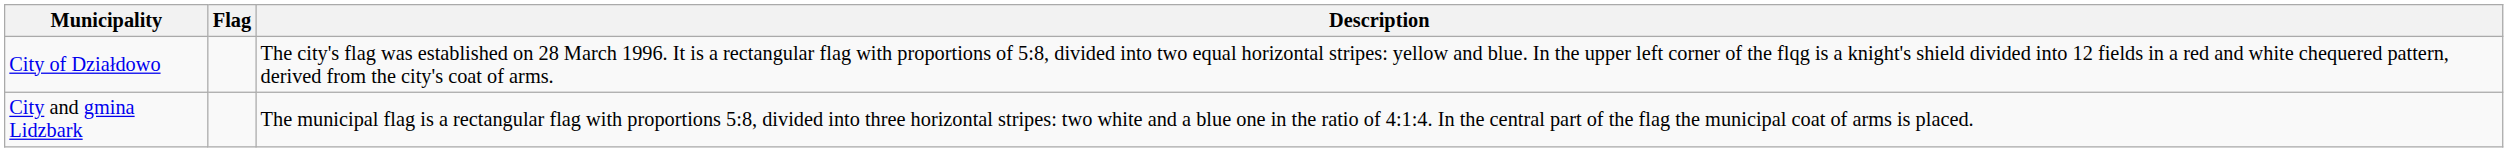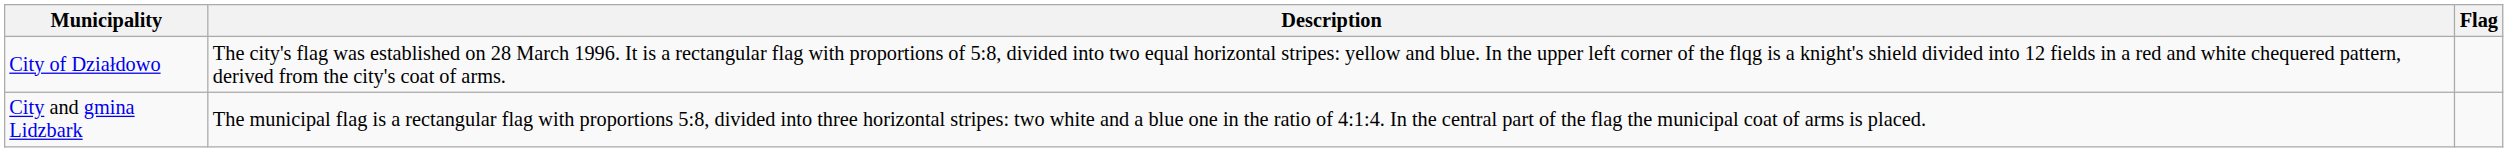columns swapped: (232, 20) <-> (1379, 20)
